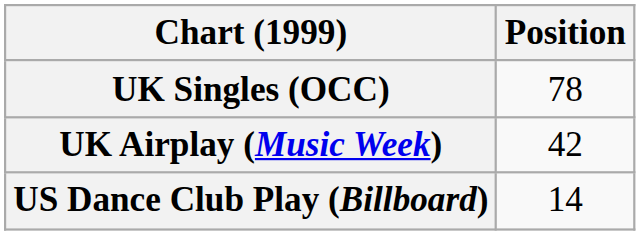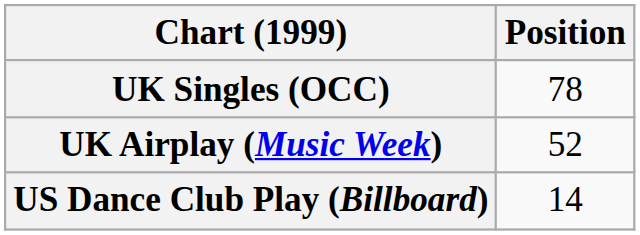(565, 144) 42 -> (565, 144) 52
